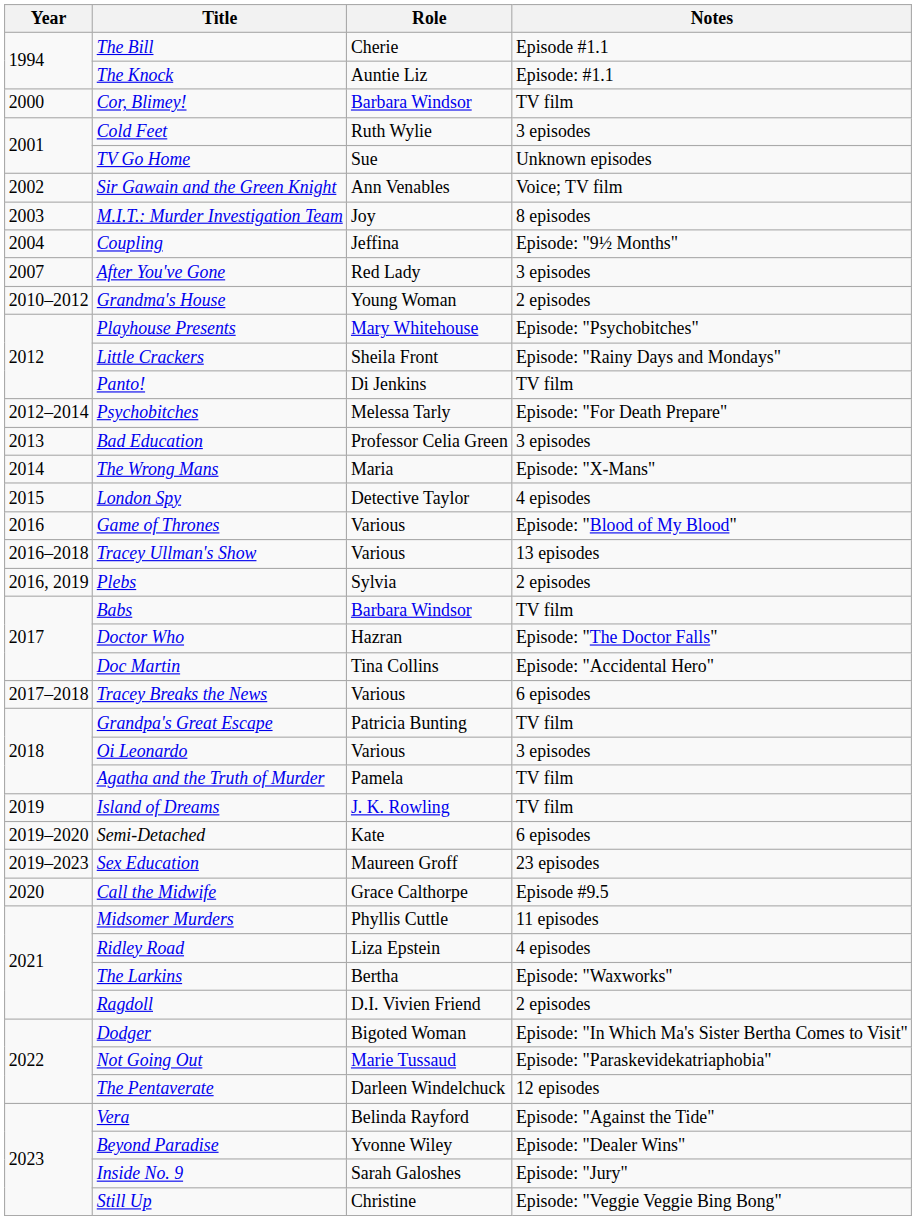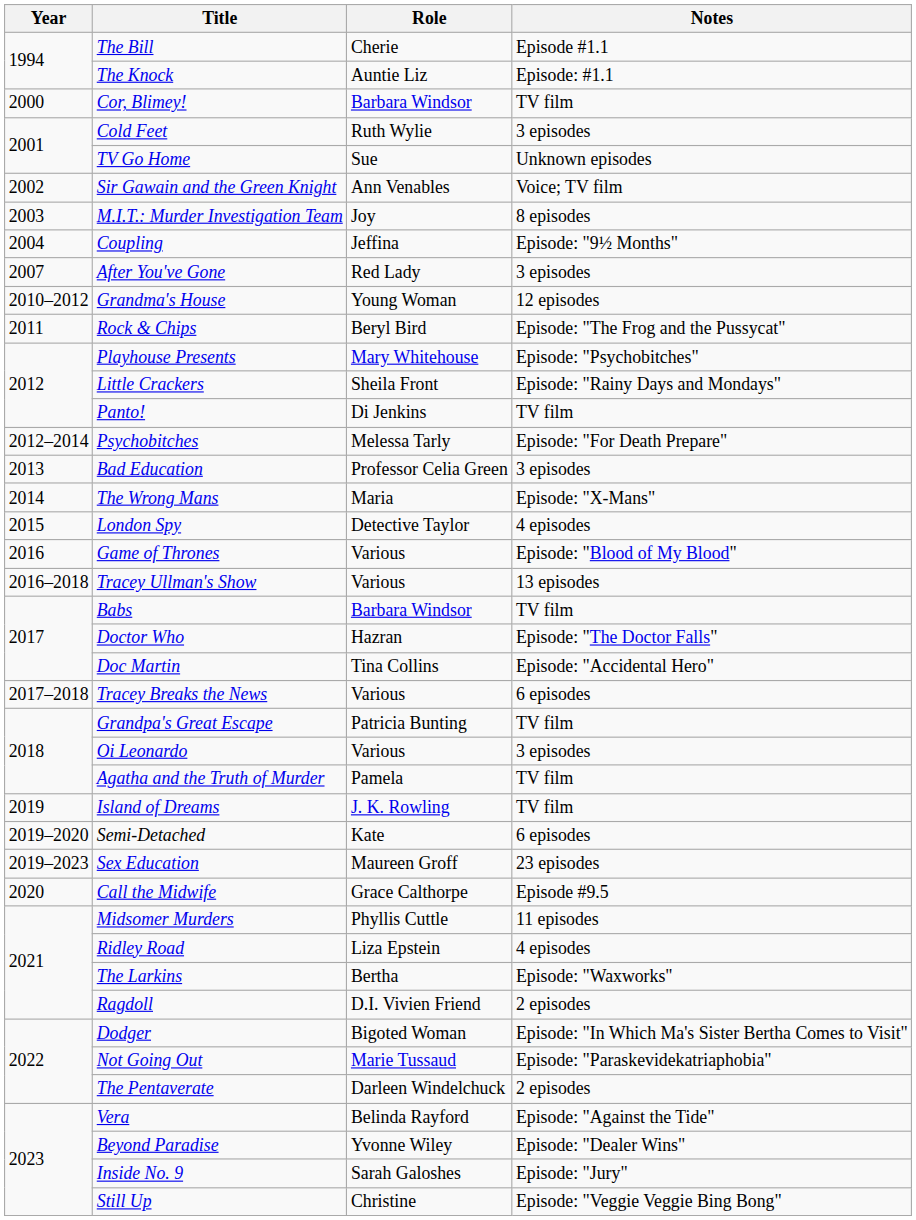(553, 300) 2 episodes -> (558, 300) 12 episodes
+ row: (147, 328)
- row: (116, 581)
(558, 1088) 12 episodes -> (553, 1088) 2 episodes
